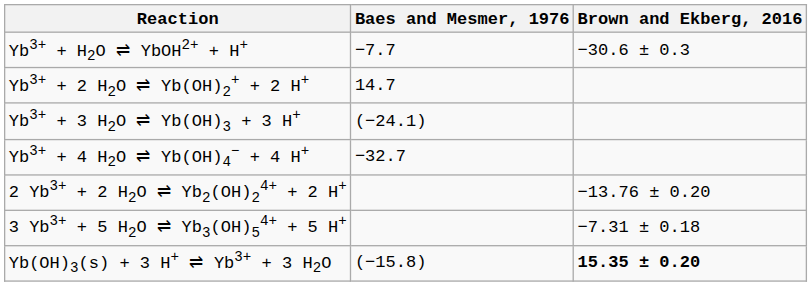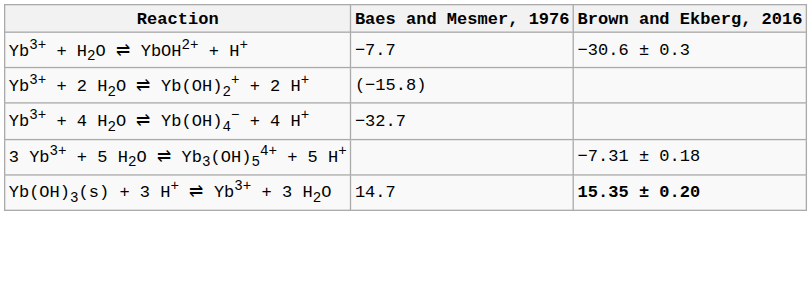(375, 86) 14.7 -> (391, 86) (−15.8)
- row: (155, 121)
- row: (178, 192)
(391, 263) (−15.8) -> (375, 192) 14.7
